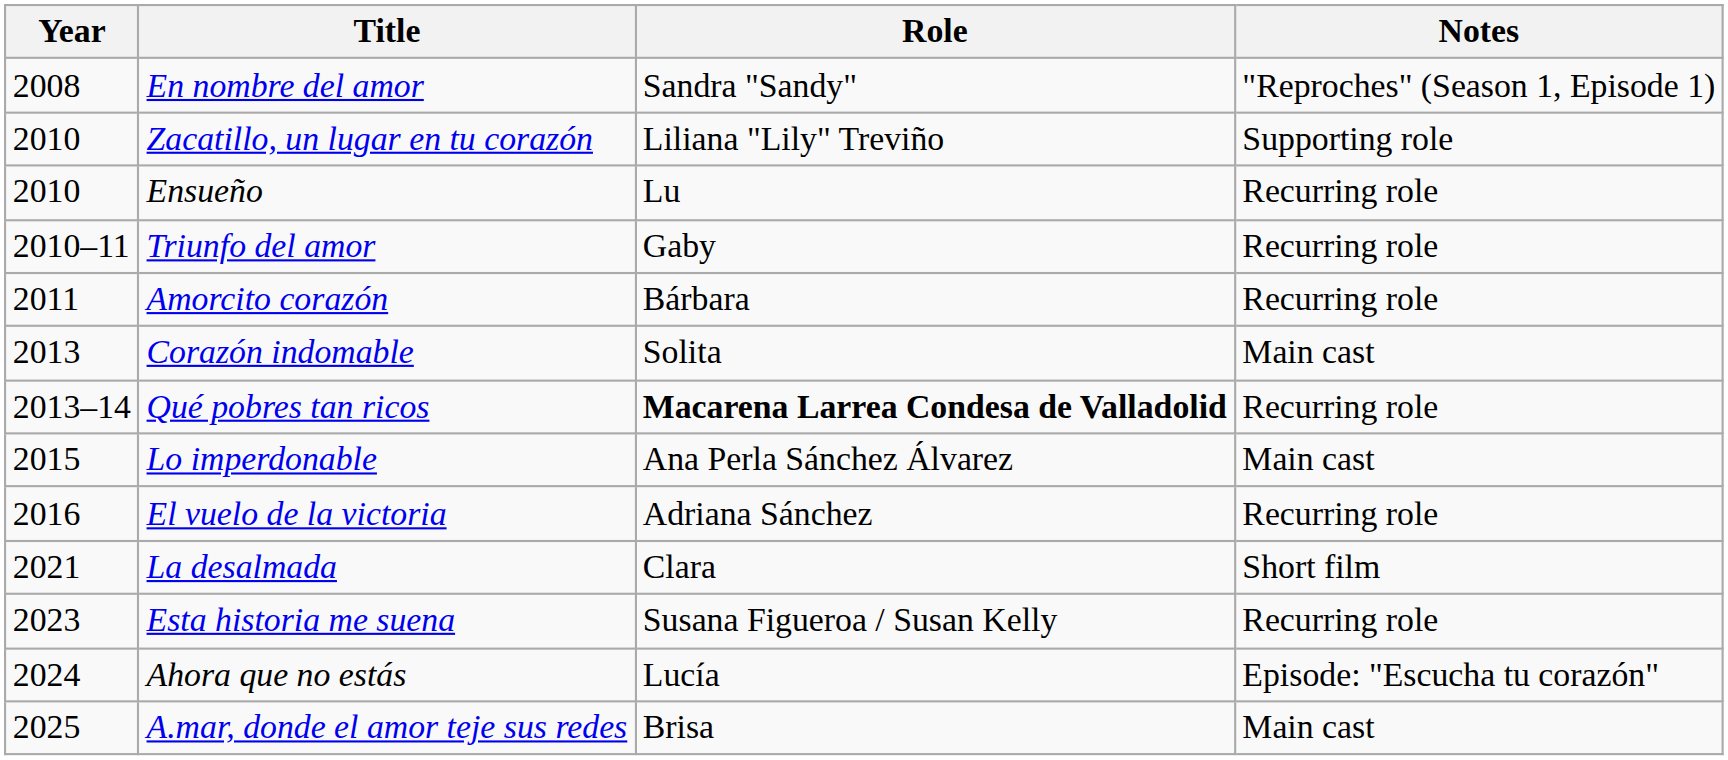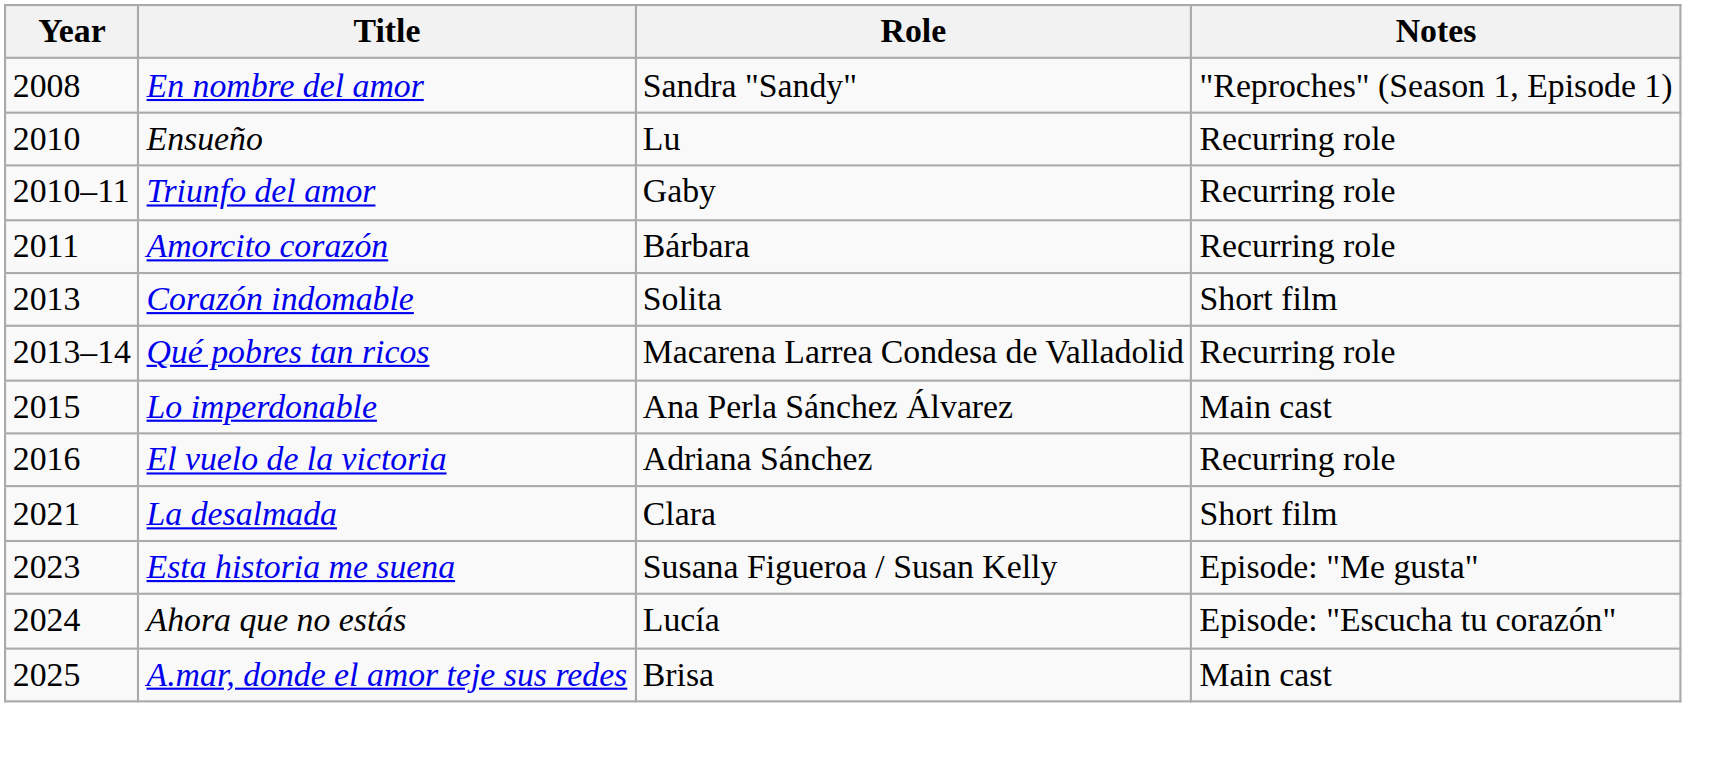- row: (370, 138)
(1308, 352) Main cast -> (1269, 298) Short film
(935, 406) bold -> (913, 352) normal
(1340, 620) Recurring role -> (1339, 566) Episode: "Me gusta"
